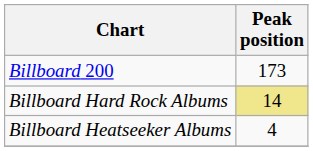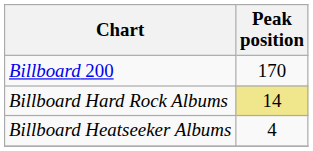(272, 70) 173 -> (272, 70) 170
